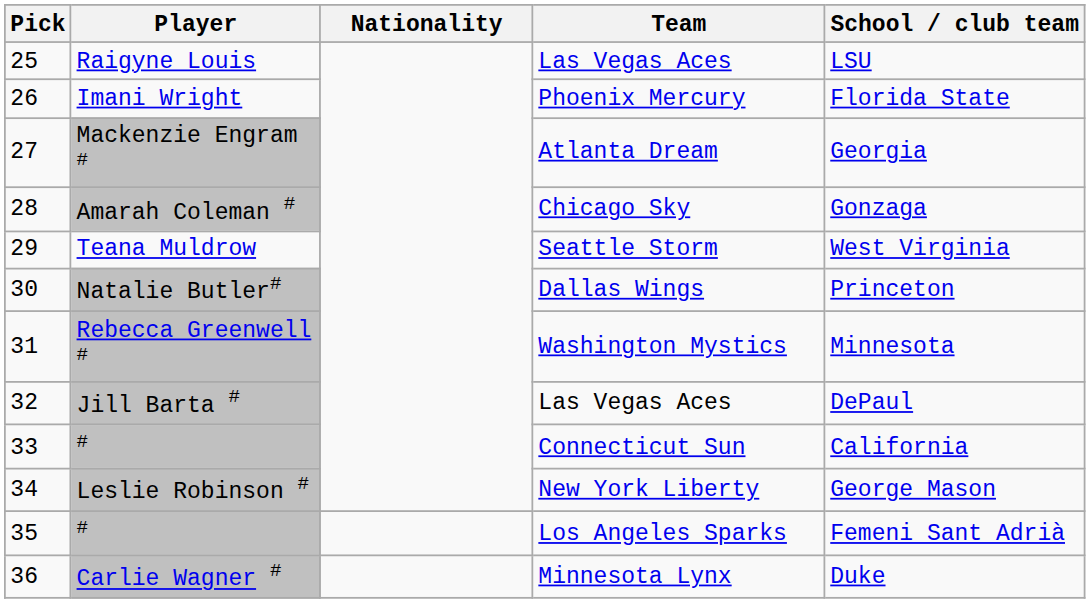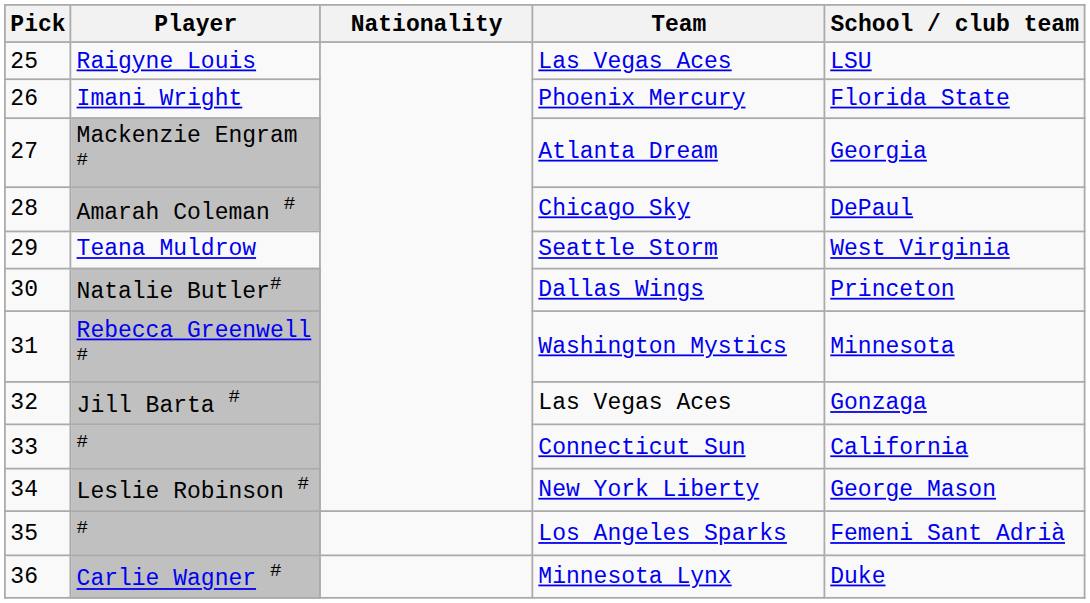(879, 209) Gonzaga -> (872, 209) DePaul
(872, 403) DePaul -> (879, 403) Gonzaga
